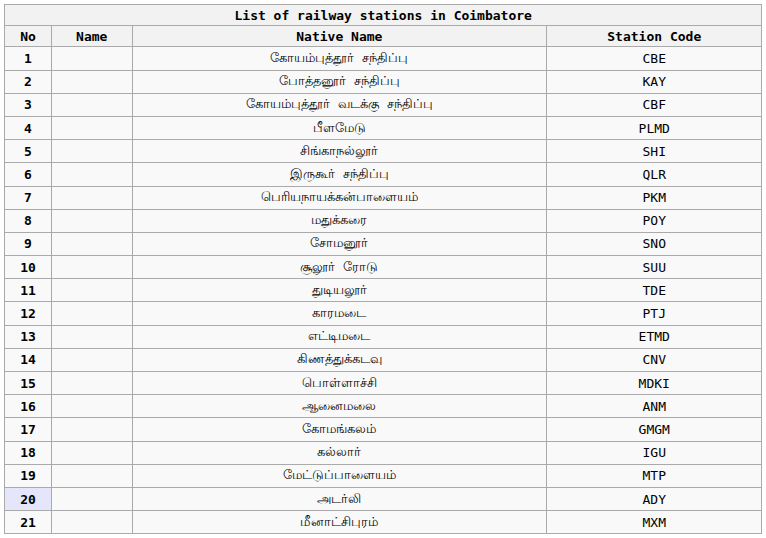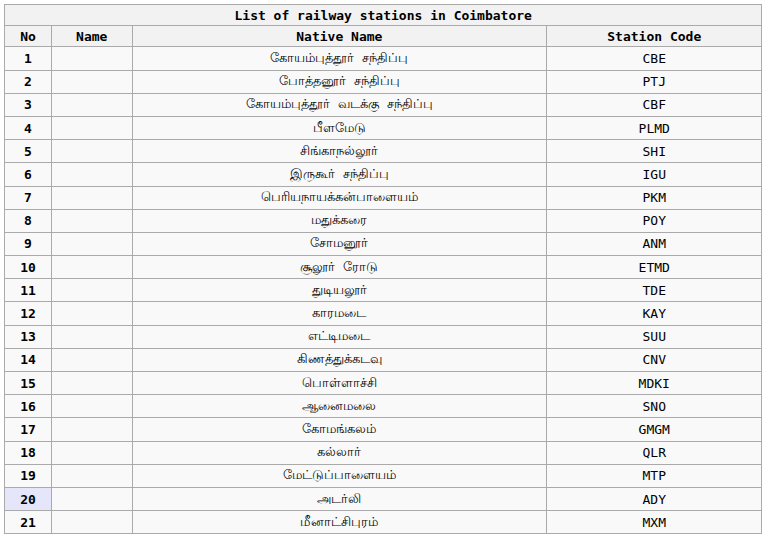(654, 82) KAY -> (654, 82) PTJ
(654, 174) QLR -> (654, 174) IGU
(654, 244) SNO -> (654, 244) ANM
(654, 267) SUU -> (654, 267) ETMD
(654, 314) PTJ -> (654, 314) KAY
(654, 337) ETMD -> (654, 337) SUU
(654, 406) ANM -> (654, 406) SNO
(654, 453) IGU -> (654, 453) QLR
